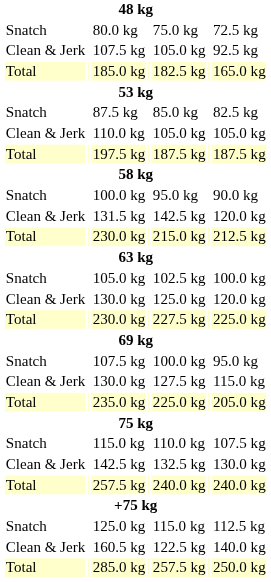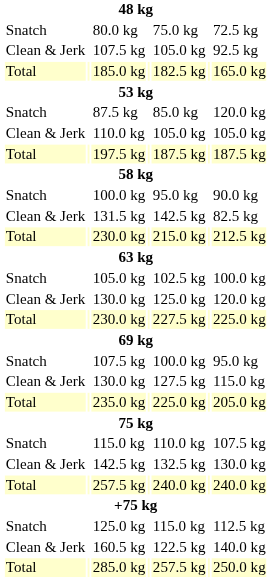(236, 112) 82.5 kg -> (239, 112) 120.0 kg
(239, 216) 120.0 kg -> (236, 216) 82.5 kg
